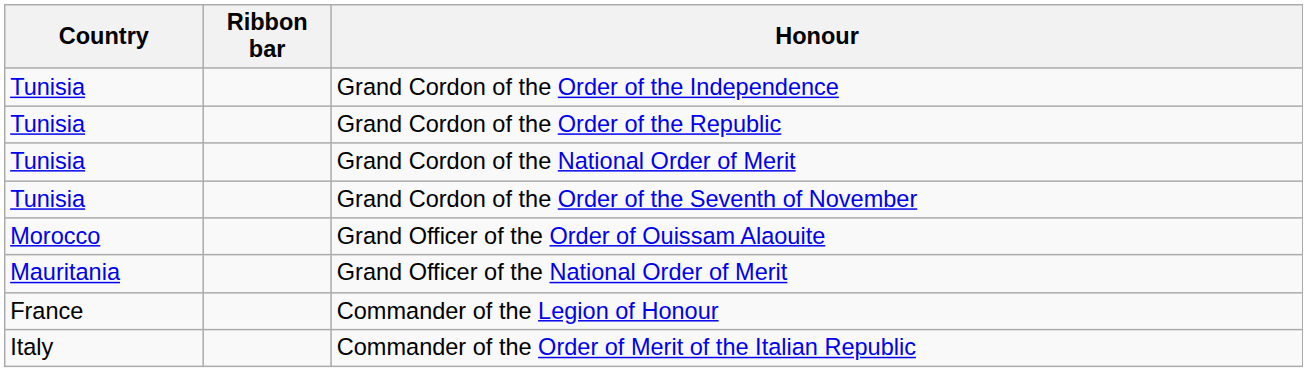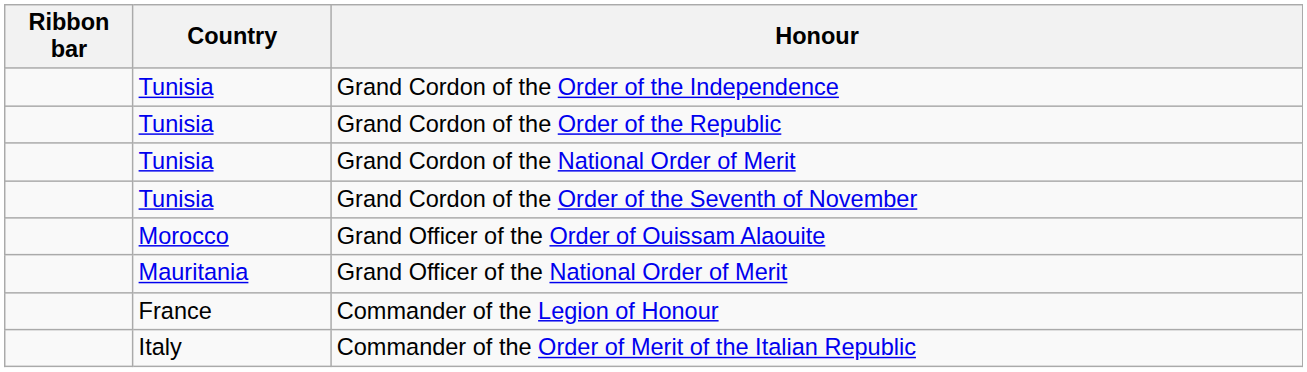columns swapped: (267, 36) <-> (104, 36)
